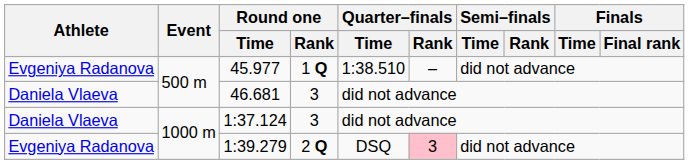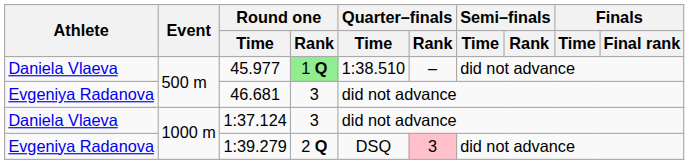(81, 69) Evgeniya Radanova -> (63, 69) Daniela Vlaeva
(314, 69) no background -> (314, 69) lightgreen background
(63, 95) Daniela Vlaeva -> (81, 95) Evgeniya Radanova
